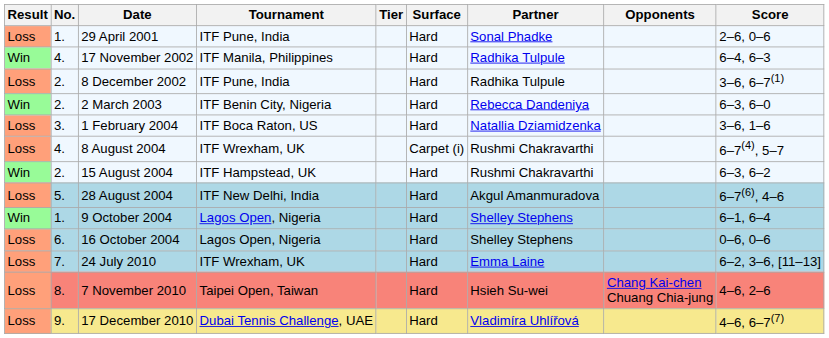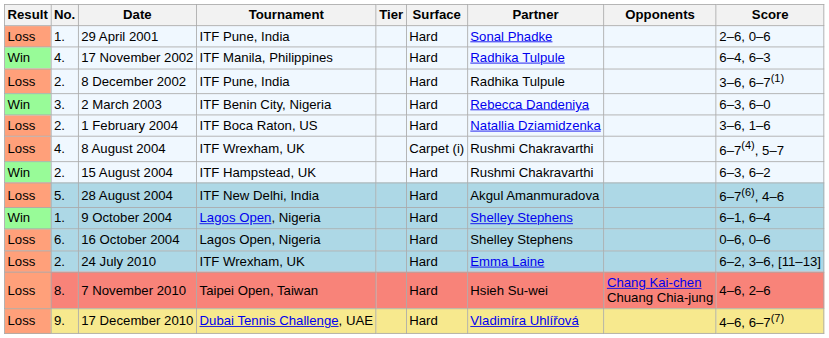(59, 103) 2. -> (59, 103) 3.
(59, 125) 3. -> (59, 125) 2.
(59, 260) 7. -> (59, 260) 2.
